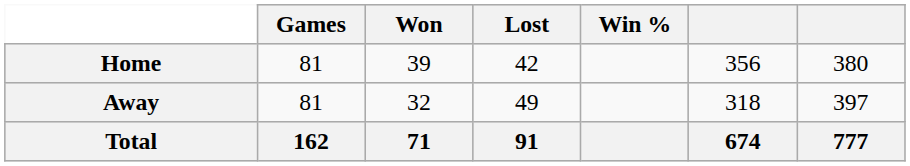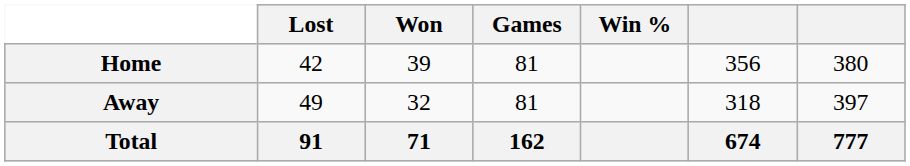columns swapped: (311, 24) <-> (527, 24)
